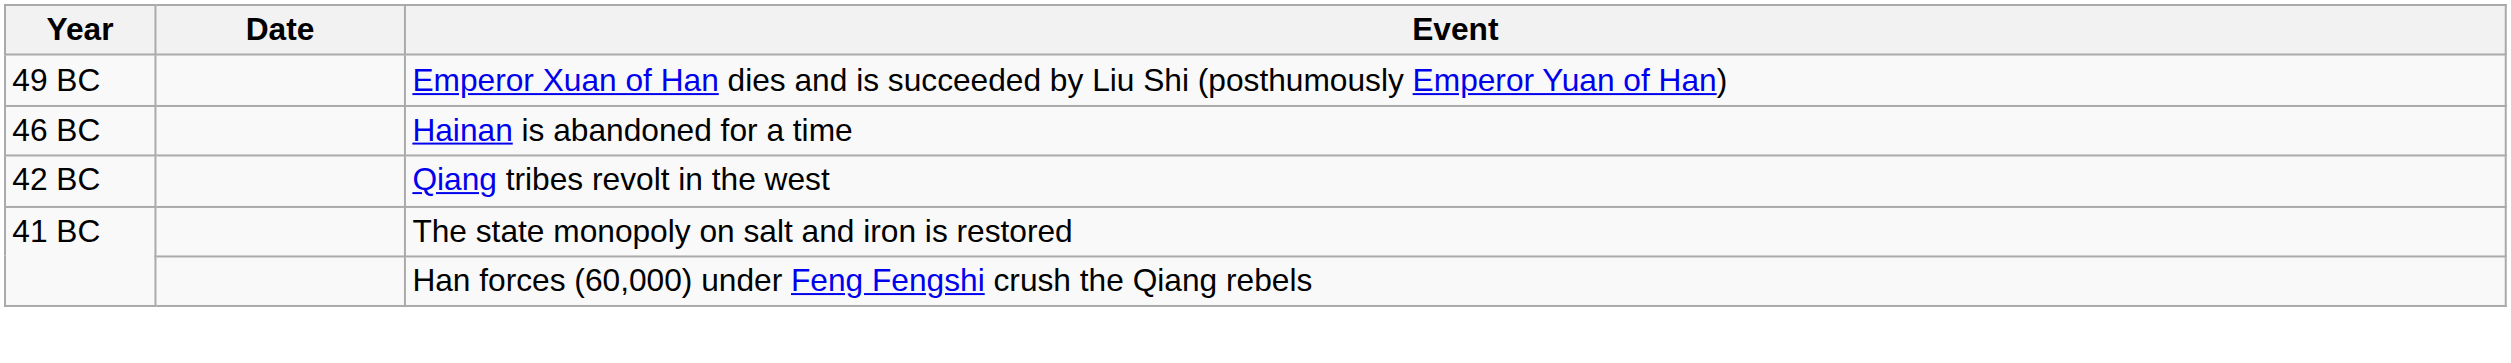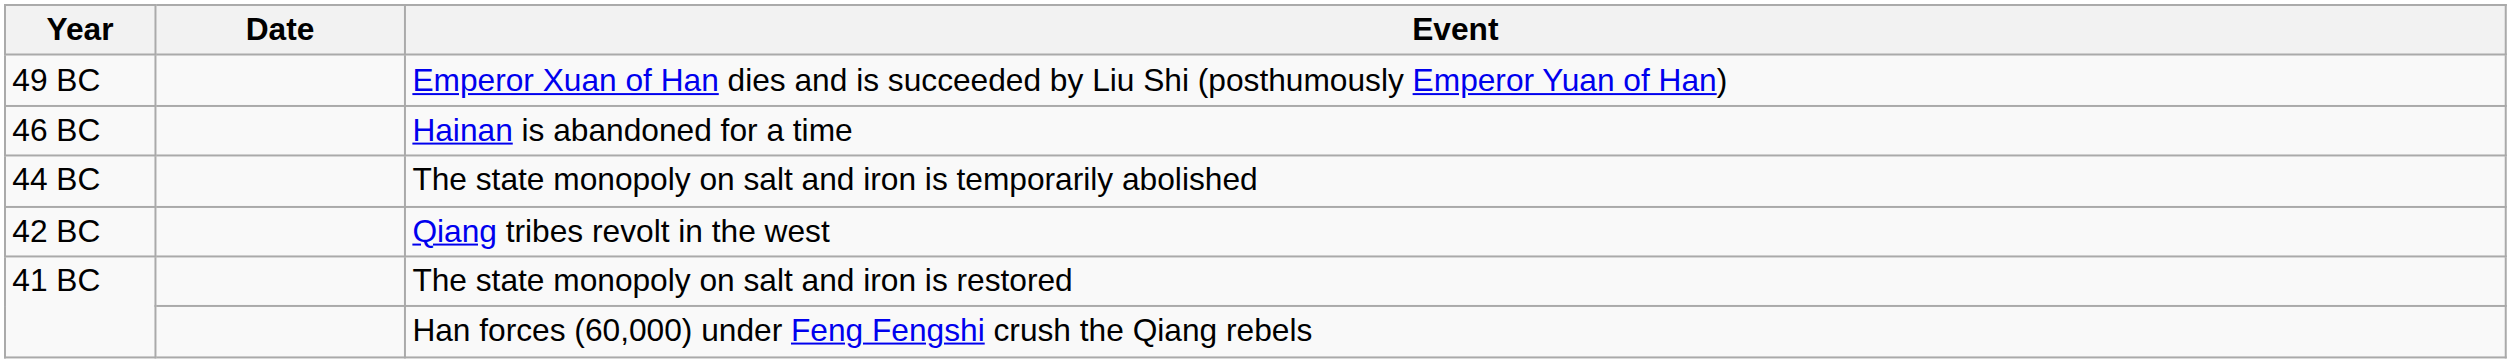+ row: (835, 180)
